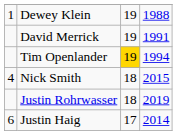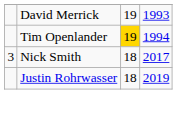- row: (55, 15)
(156, 36) 1991 -> (156, 15) 1993
(11, 78) 4 -> (11, 57) 3
(156, 78) 2015 -> (156, 57) 2017
- row: (50, 120)
